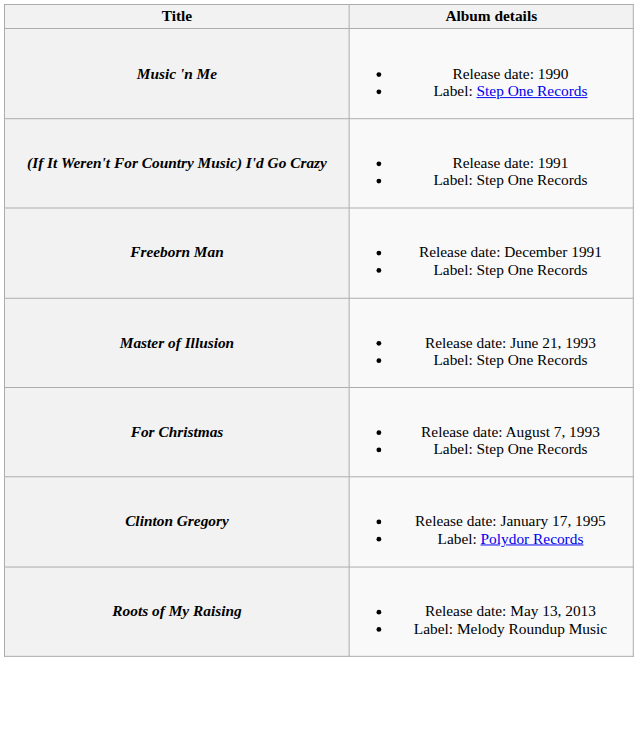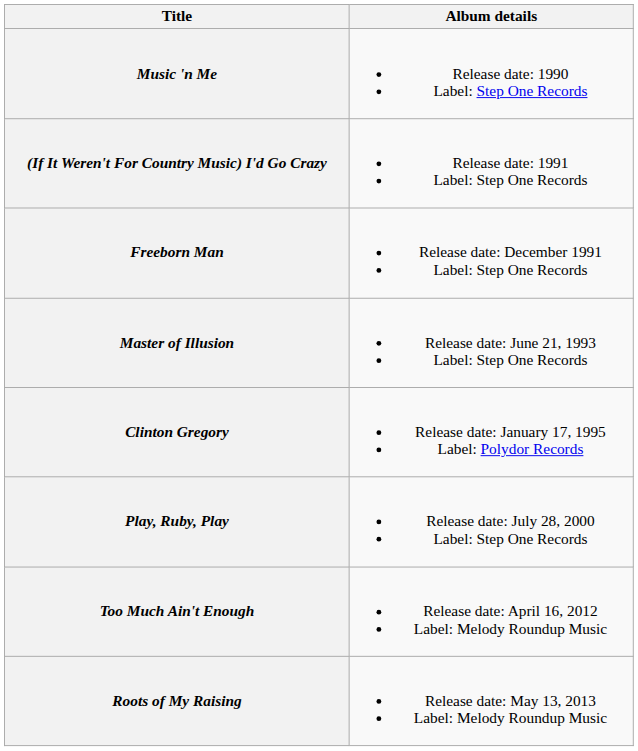- row: (177, 432)
+ row: (177, 521)
+ row: (177, 611)
